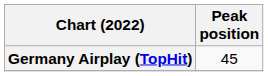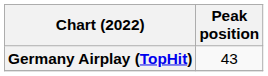(229, 58) 45 -> (229, 58) 43
